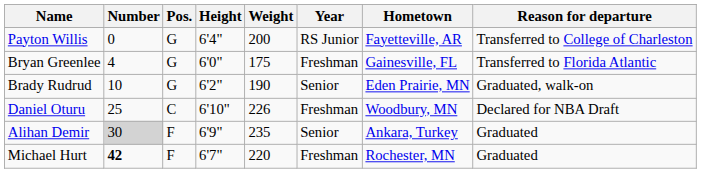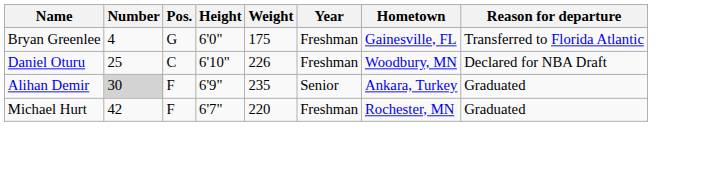- row: (48, 39)
- row: (50, 86)
(115, 156) bold -> (115, 109) normal
